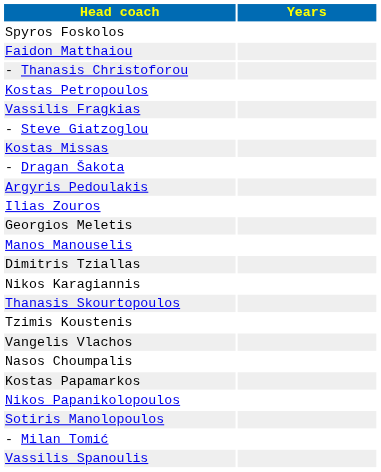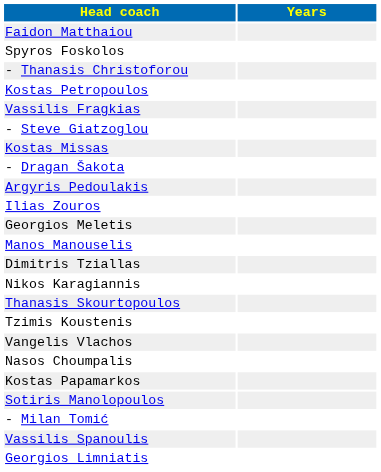rows swapped: (65, 32) <-> (69, 51)
- row: (93, 400)
+ row: (77, 458)
